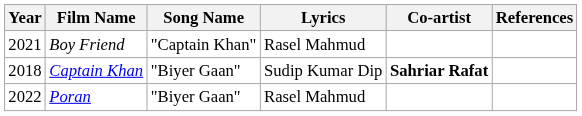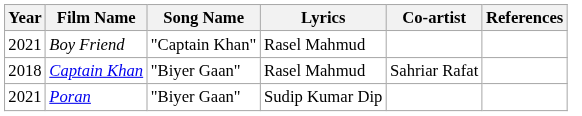(323, 70) Sudip Kumar Dip -> (315, 70) Rasel Mahmud
(439, 70) bold -> (434, 70) normal
(25, 96) 2022 -> (25, 96) 2021
(315, 96) Rasel Mahmud -> (323, 96) Sudip Kumar Dip
